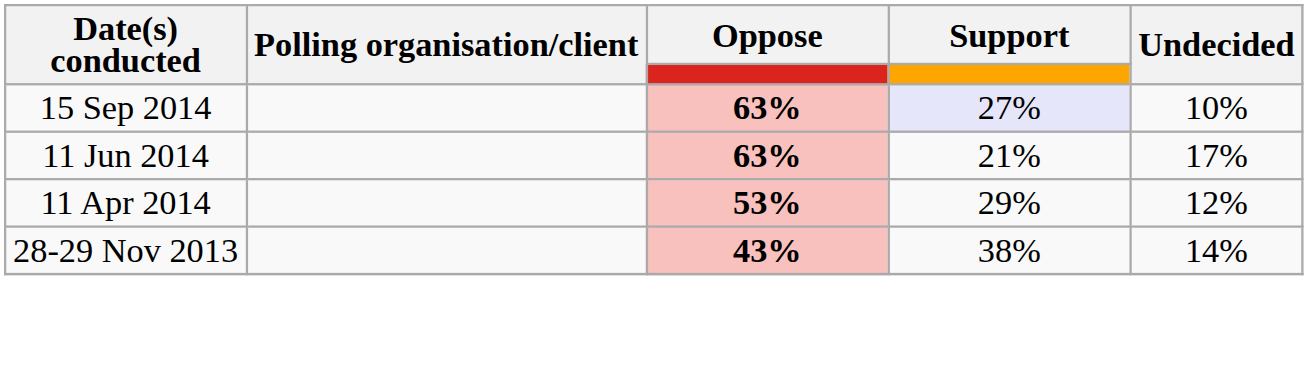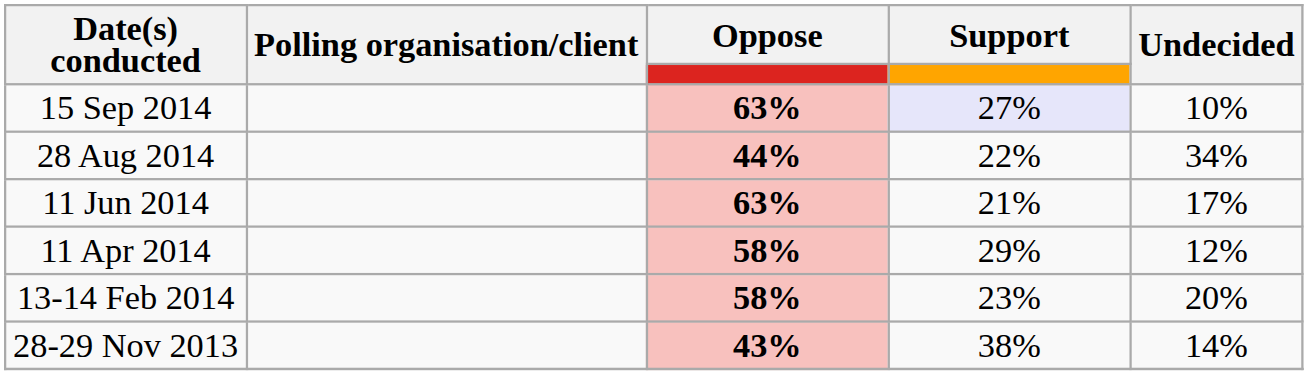+ row: (126, 155)
(767, 202) 53% -> (767, 250) 58%
+ row: (126, 298)
